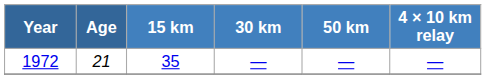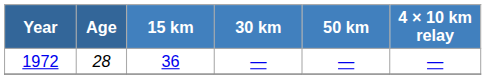(101, 62) 21 -> (101, 62) 28
(171, 62) 35 -> (171, 62) 36
